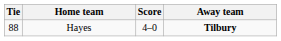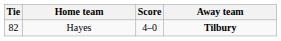(13, 28) 88 -> (13, 28) 82
